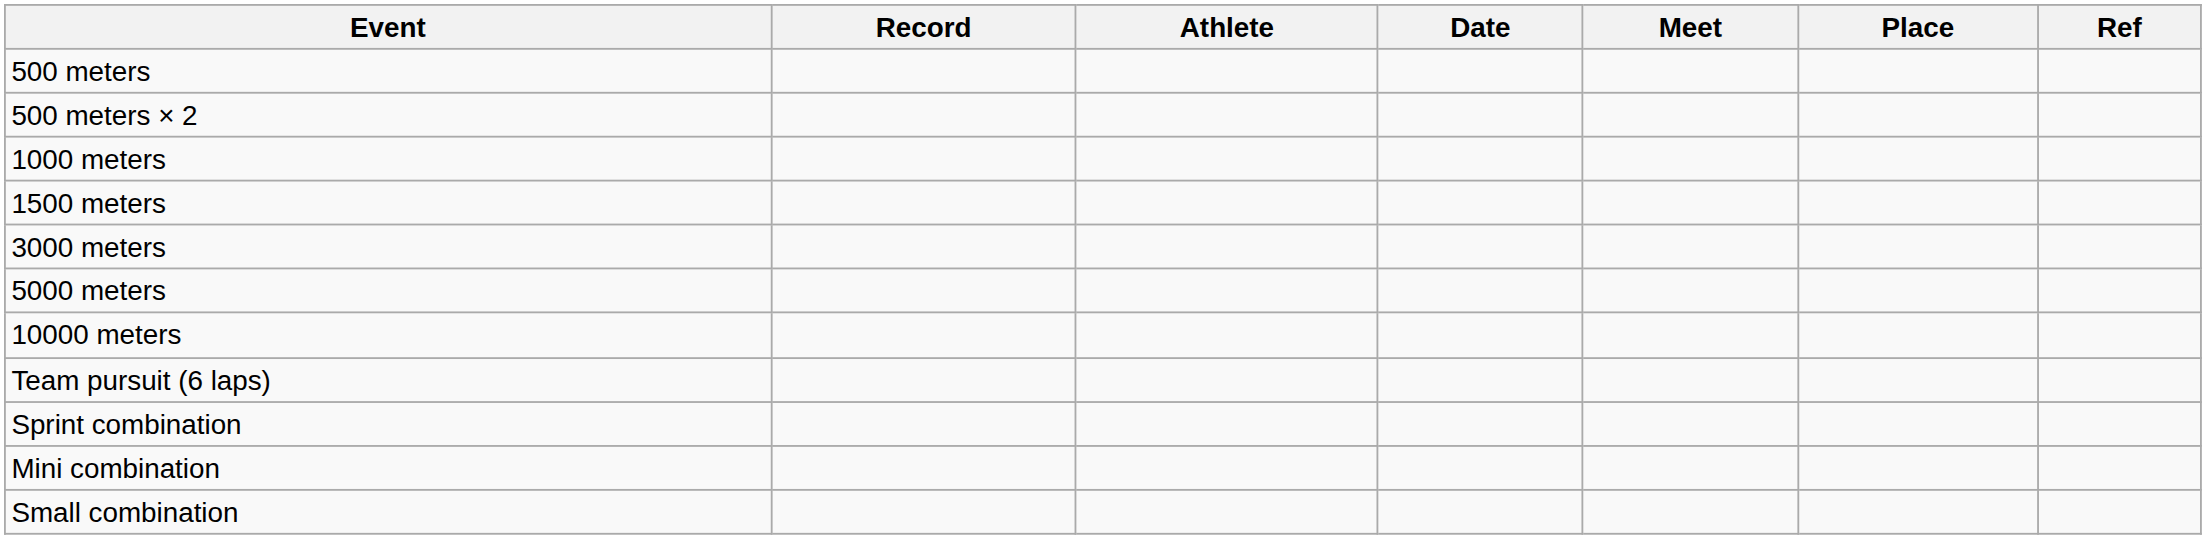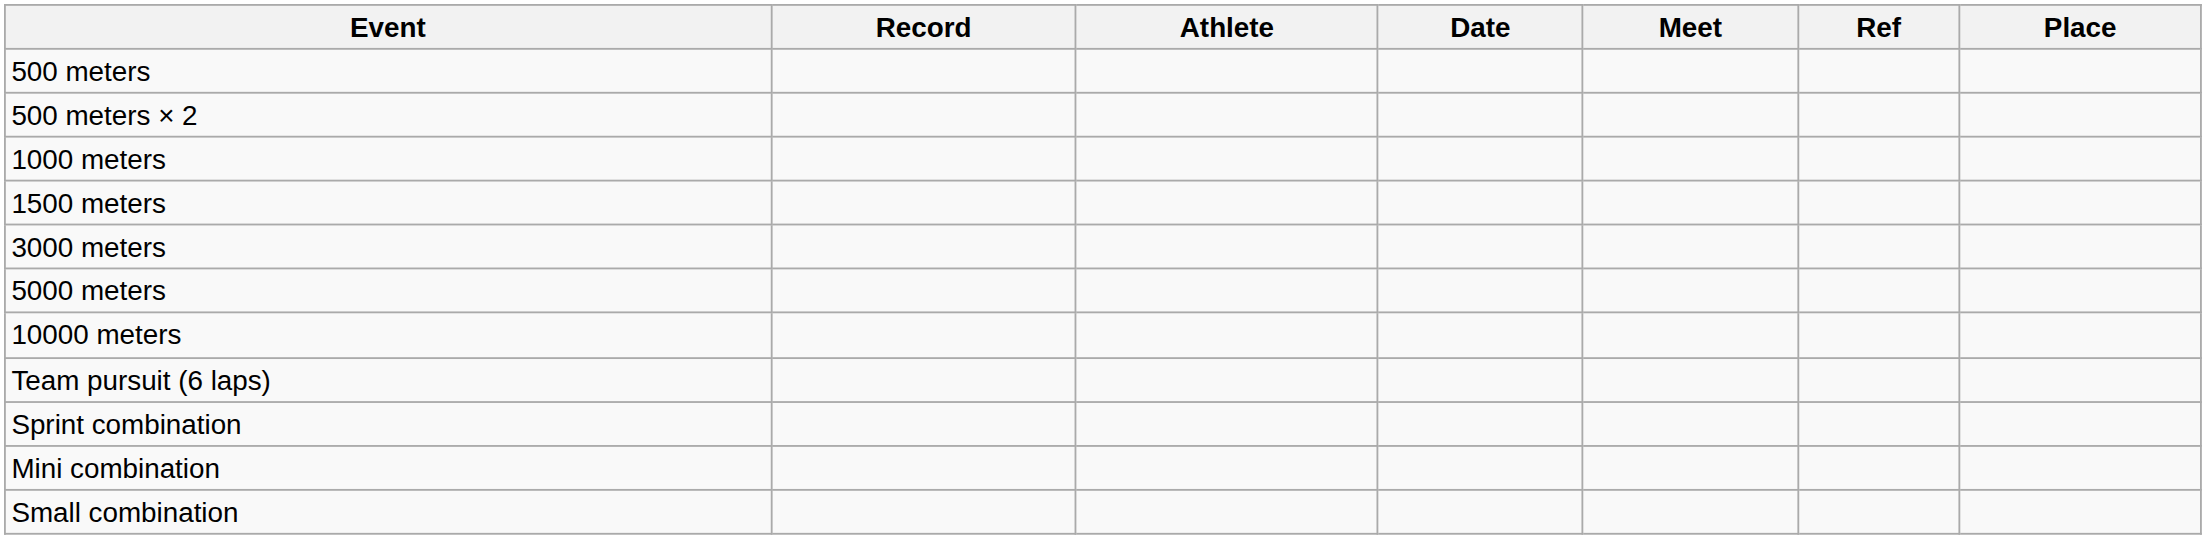columns swapped: (1918, 27) <-> (2119, 27)
